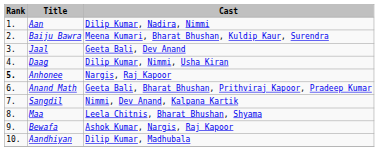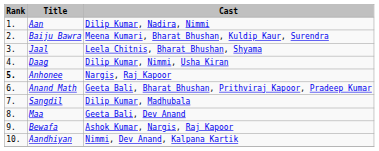(135, 50) Geeta Bali, Dev Anand -> (174, 50) Leela Chitnis, Bharat Bhushan, Shyama
(162, 101) Nimmi, Dev Anand, Kalpana Kartik -> (138, 101) Dilip Kumar, Madhubala
(174, 114) Leela Chitnis, Bharat Bhushan, Shyama -> (135, 114) Geeta Bali, Dev Anand
(138, 140) Dilip Kumar, Madhubala -> (162, 140) Nimmi, Dev Anand, Kalpana Kartik
